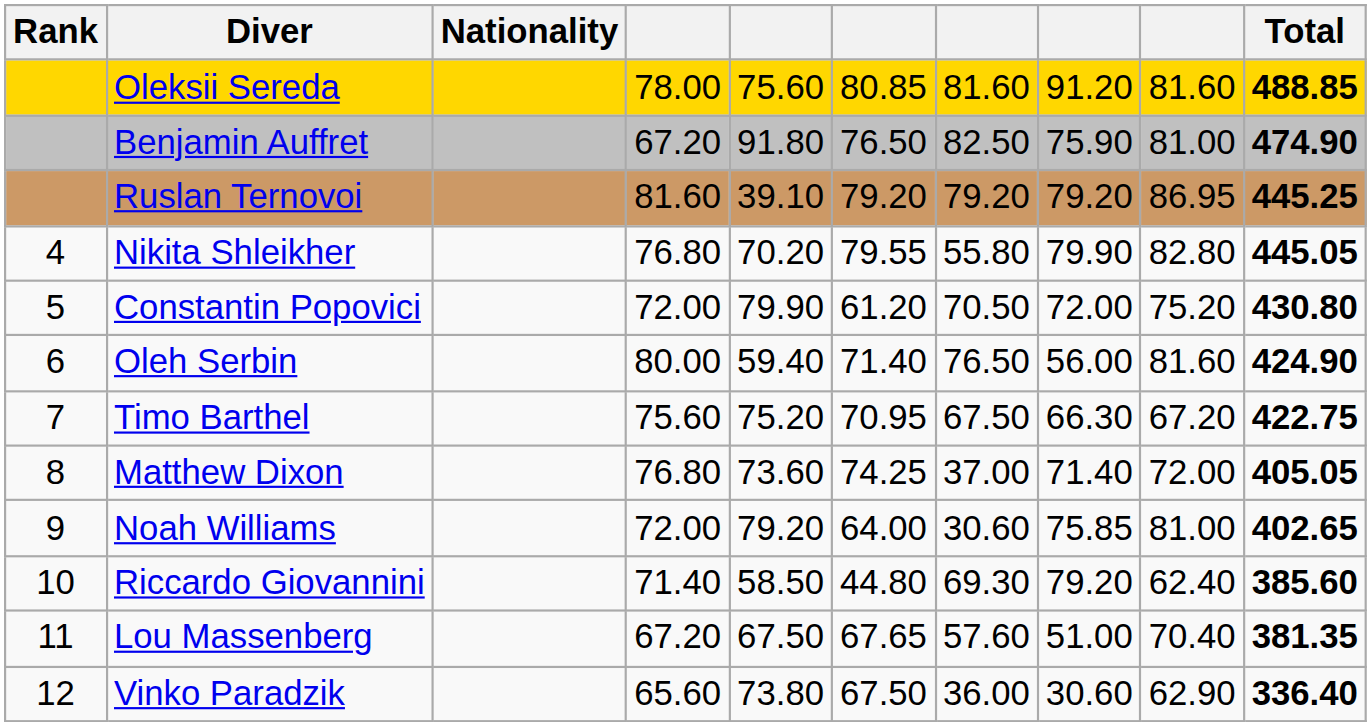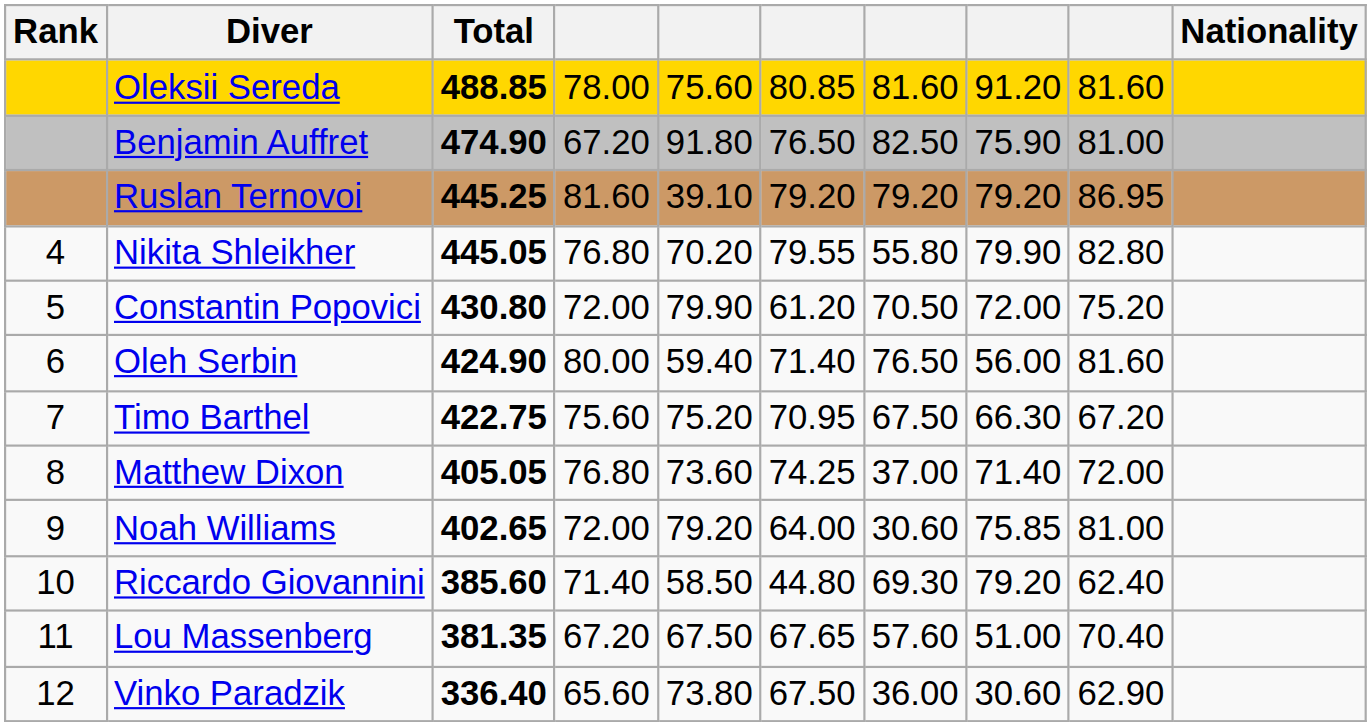columns swapped: (529, 32) <-> (1305, 32)
